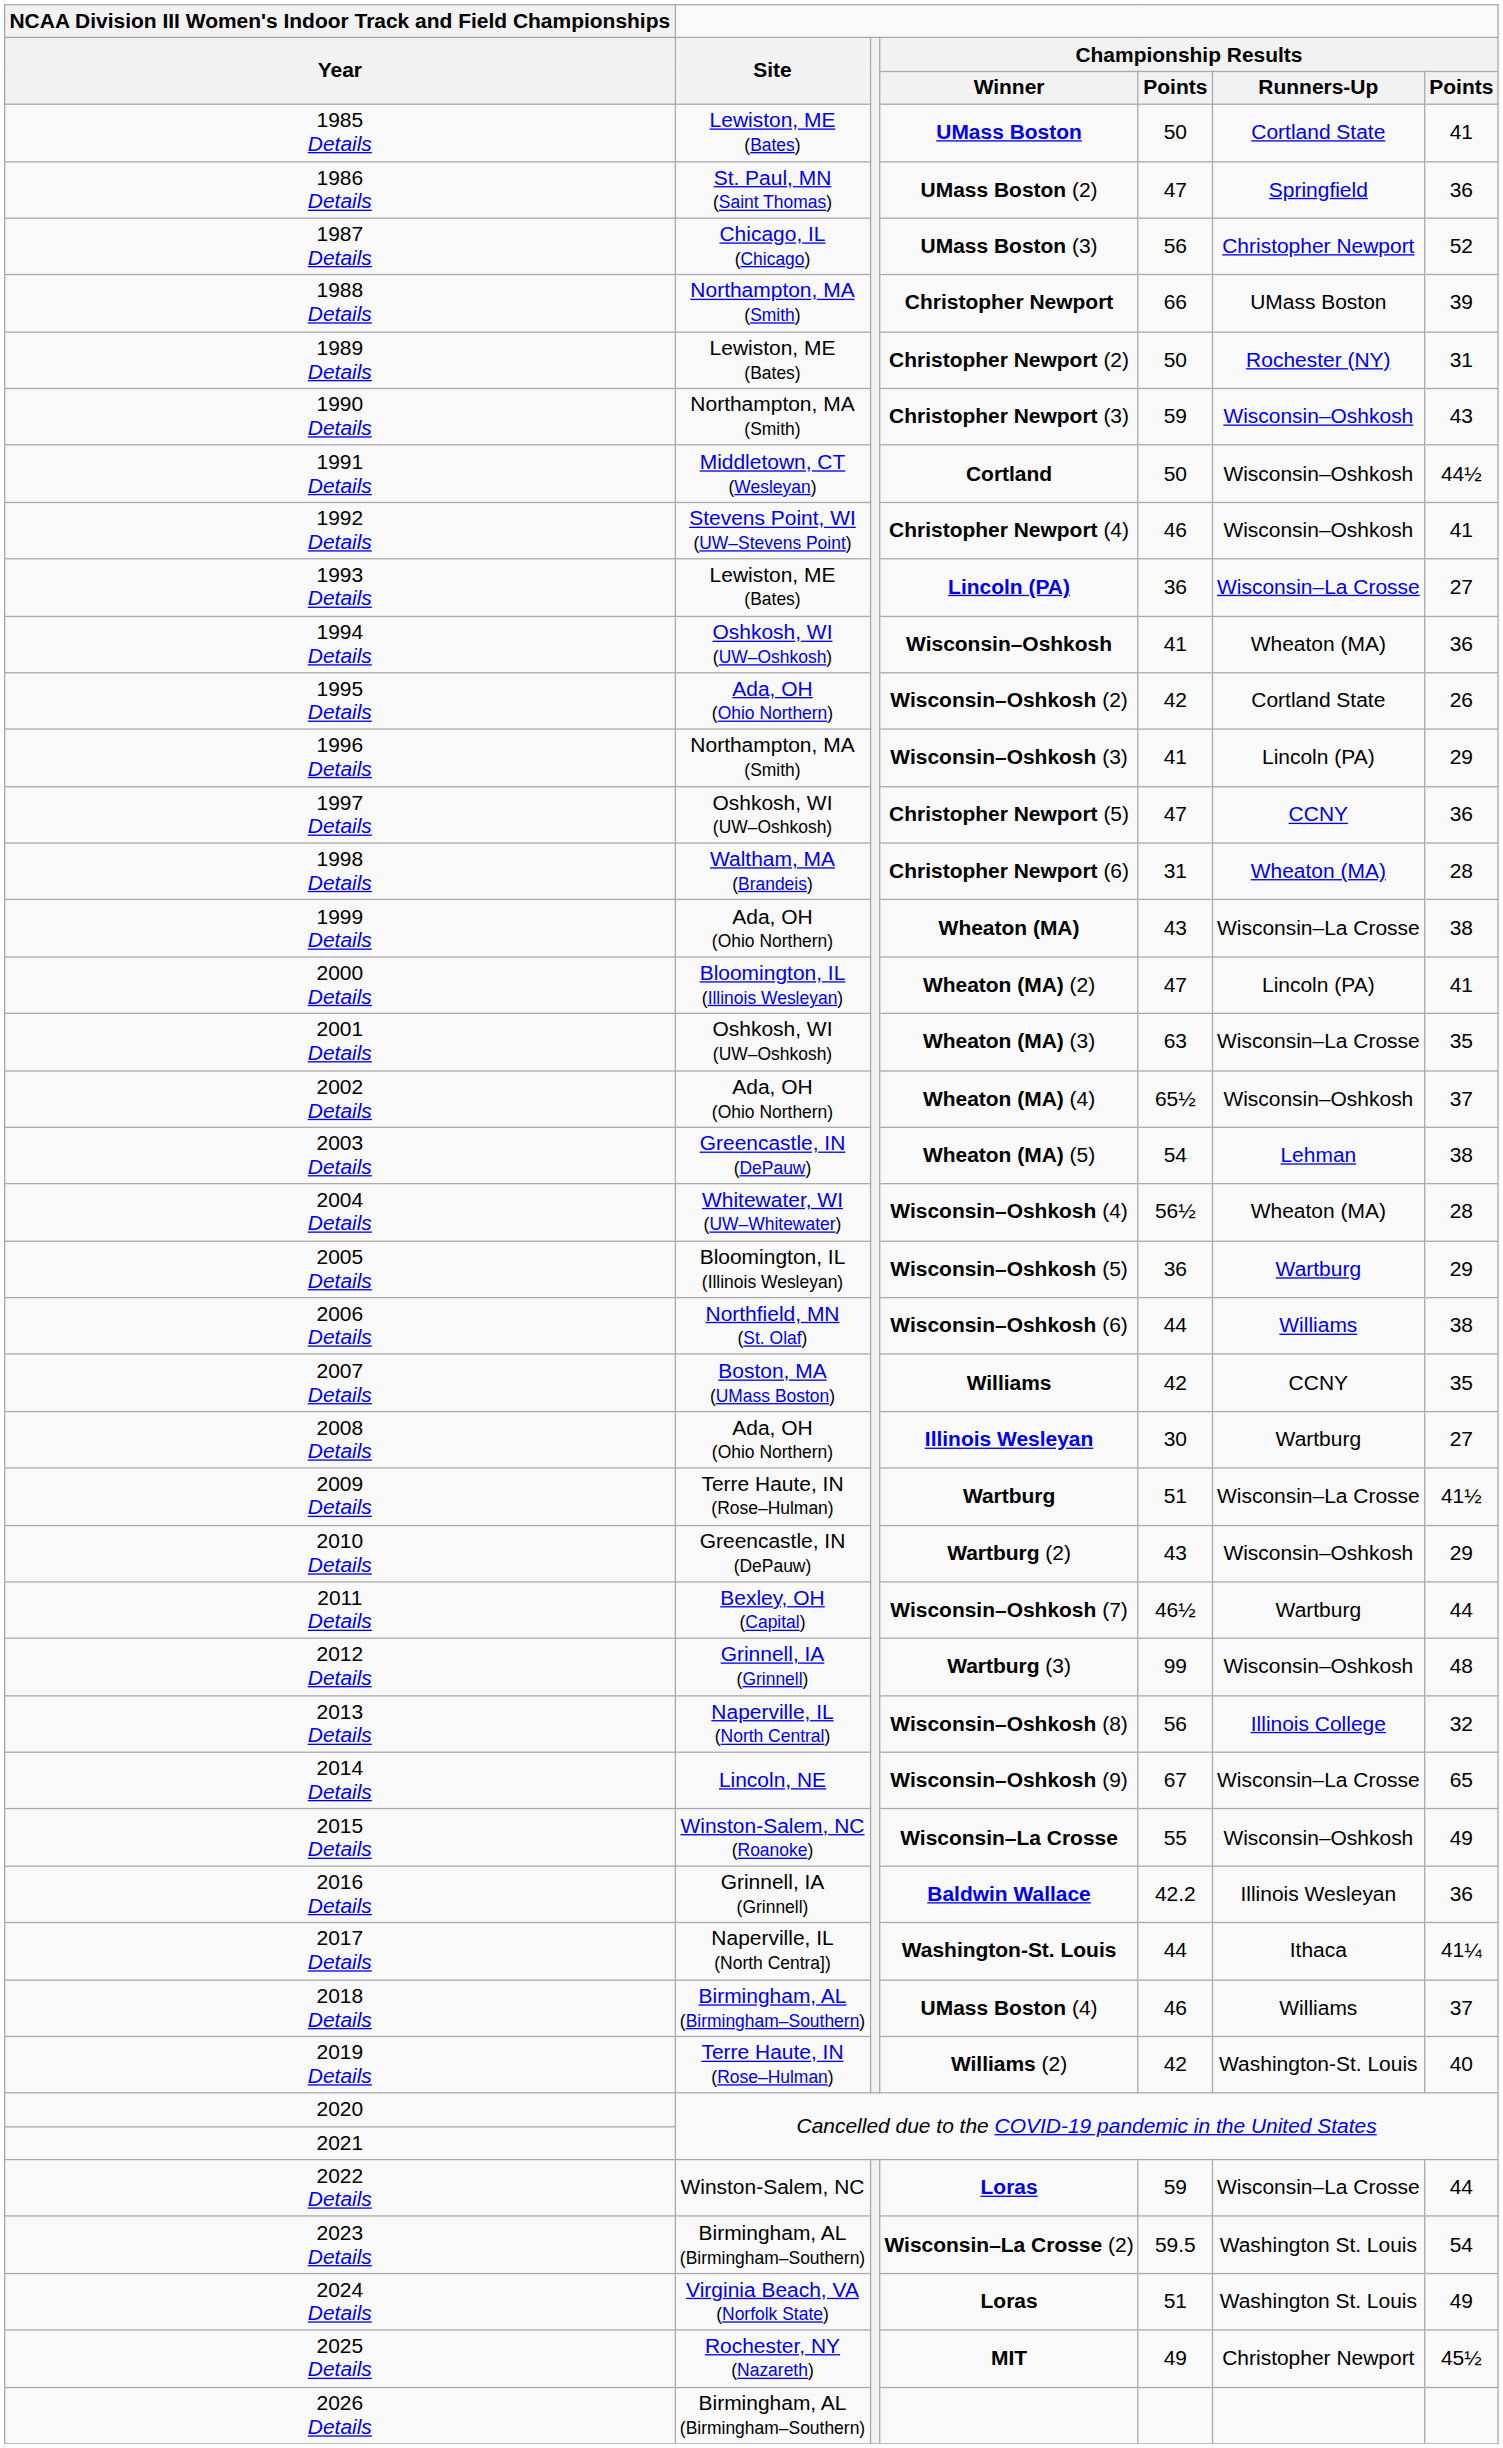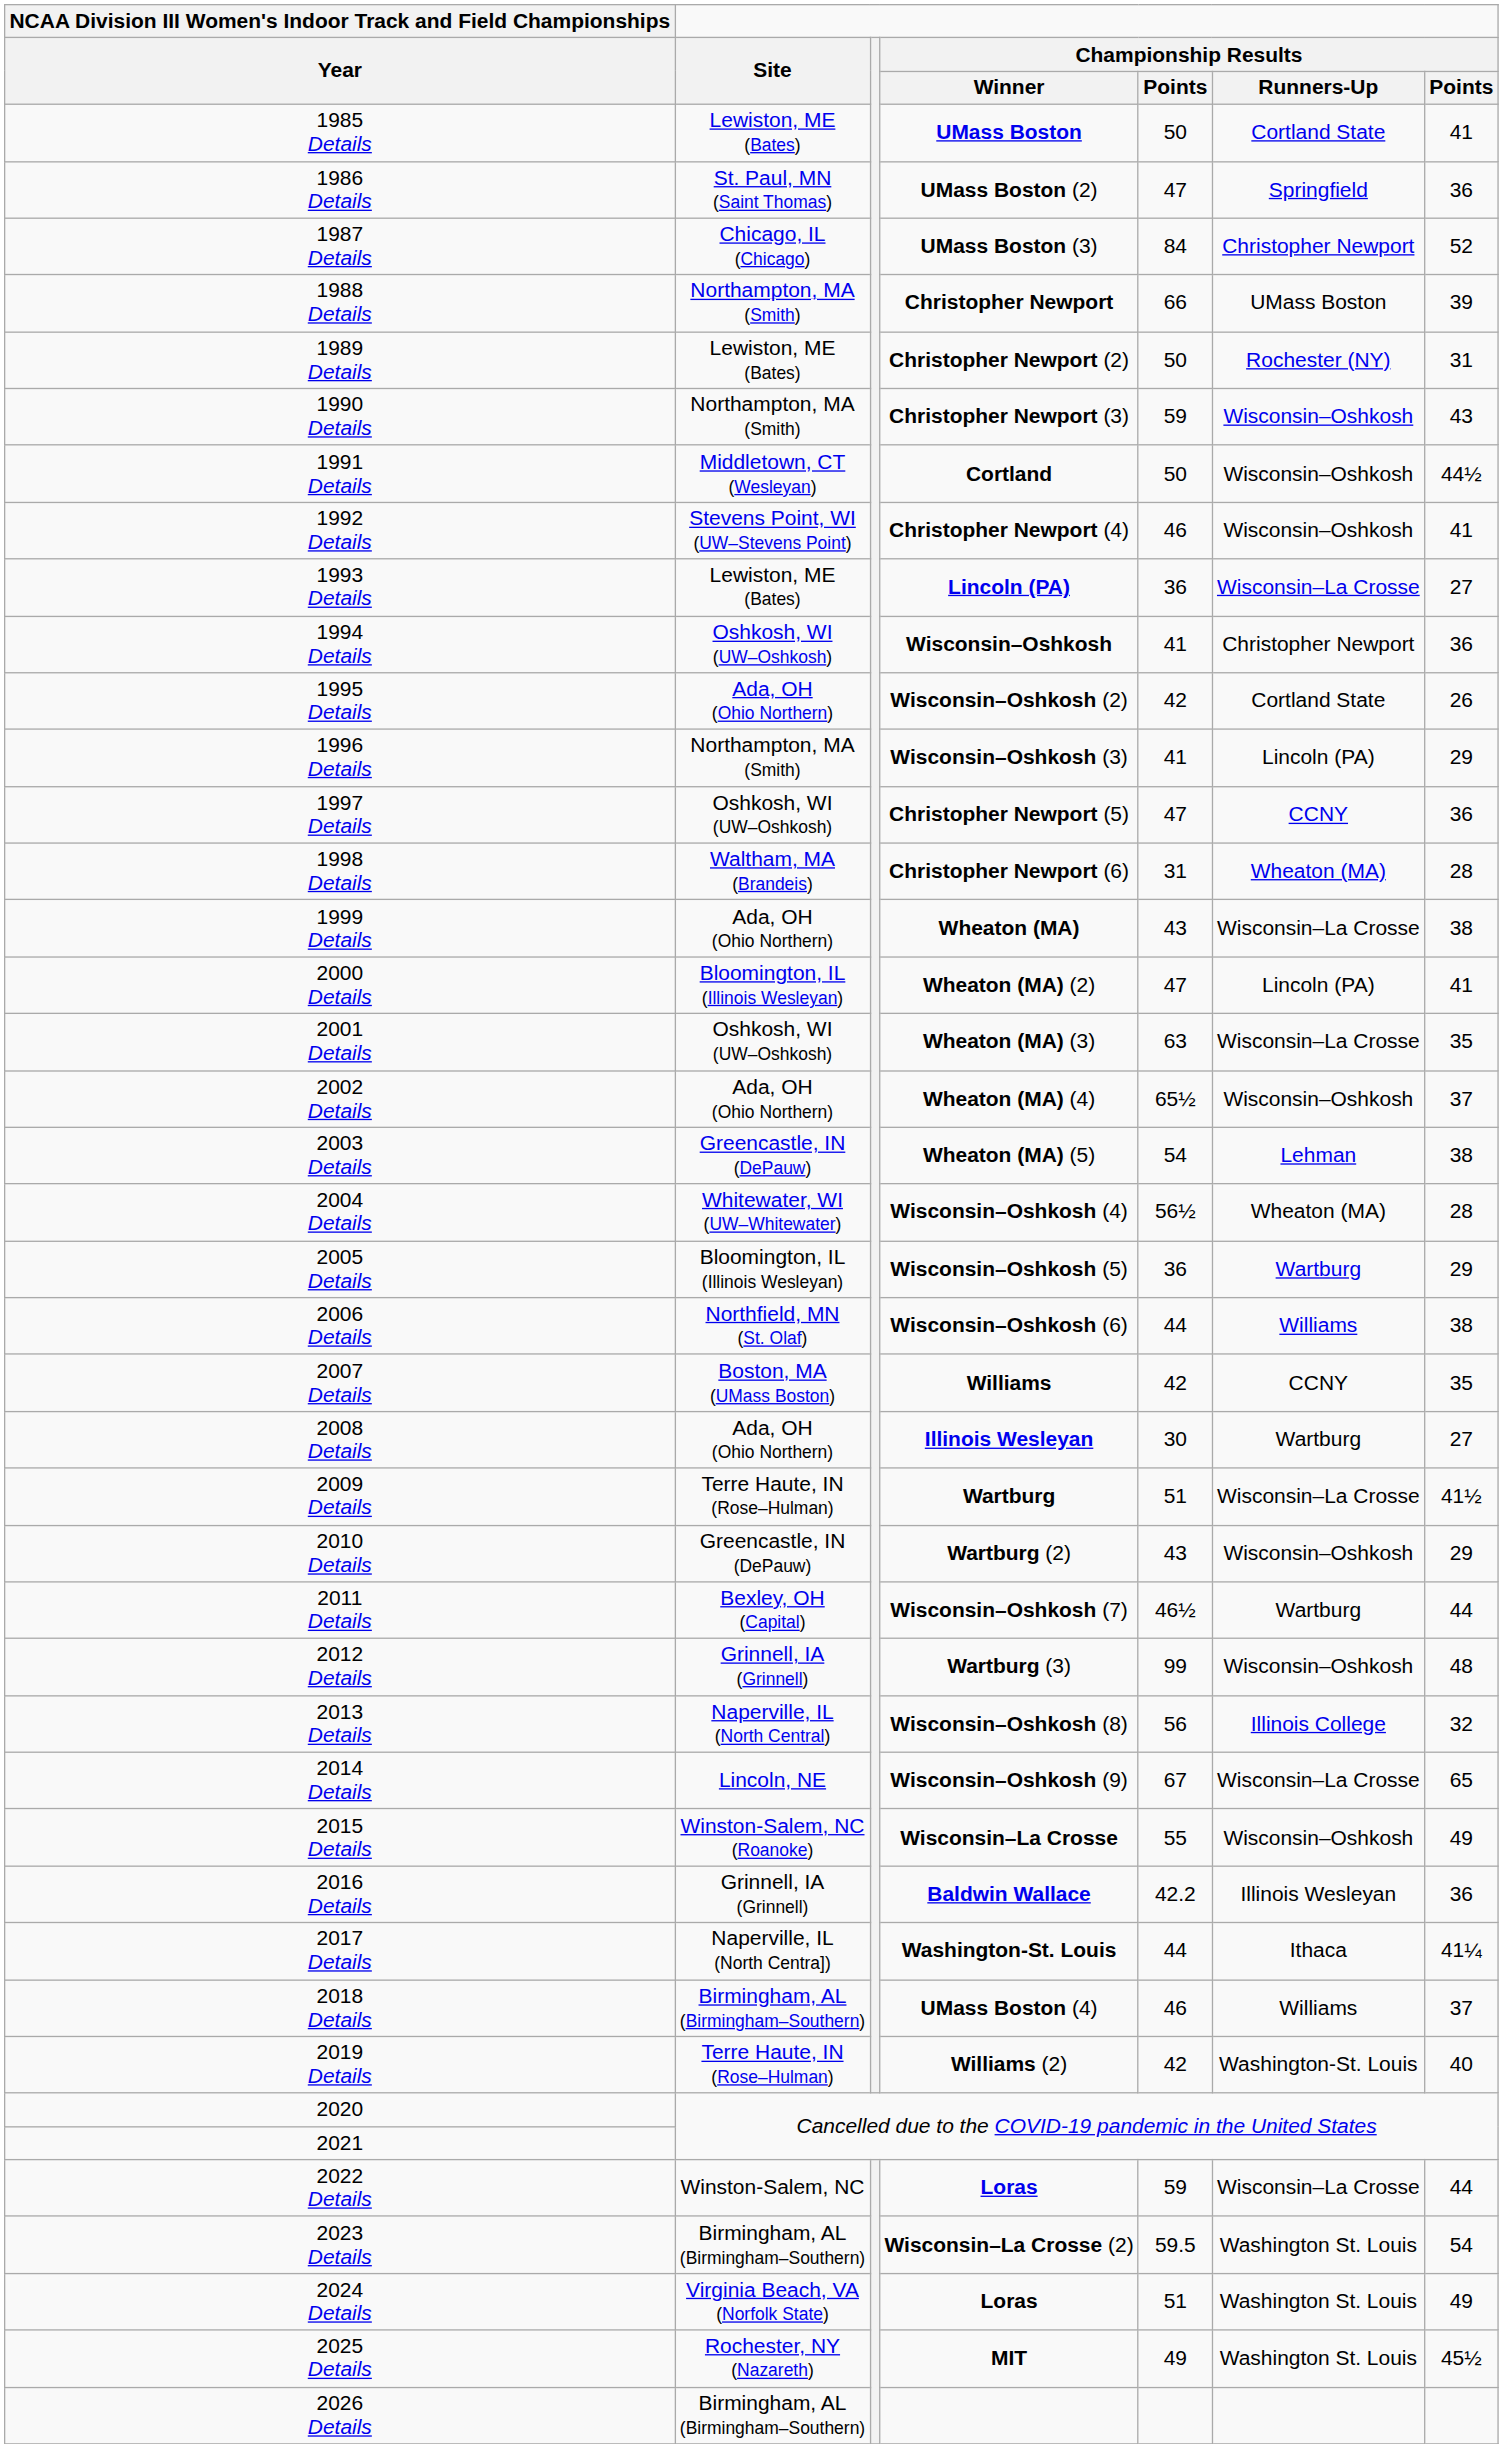(1175, 246) 56 -> (1175, 246) 84
(1318, 644) Wheaton (MA) -> (1318, 644) Christopher Newport
(1318, 2358) Christopher Newport -> (1318, 2358) Washington St. Louis
